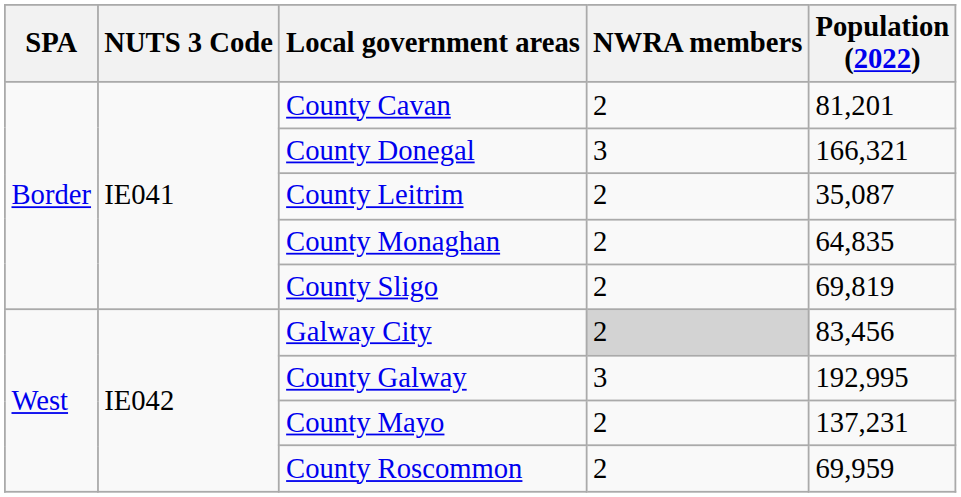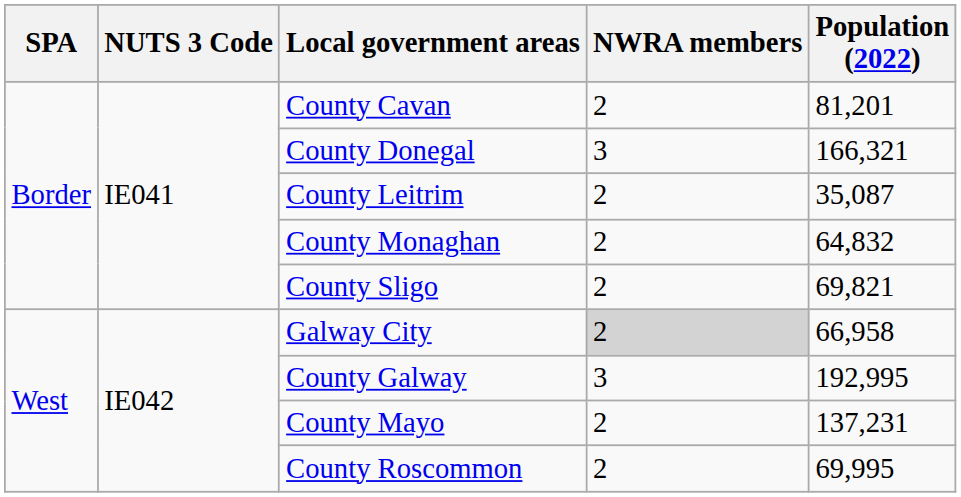(855, 241) 64,835 -> (855, 241) 64,832
(855, 286) 69,819 -> (855, 286) 69,821
(855, 331) 83,456 -> (855, 331) 66,958
(855, 468) 69,959 -> (855, 468) 69,995
